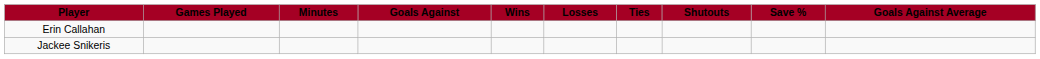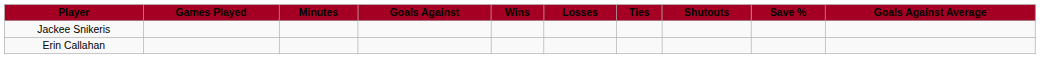rows swapped: (74, 29) <-> (74, 45)
